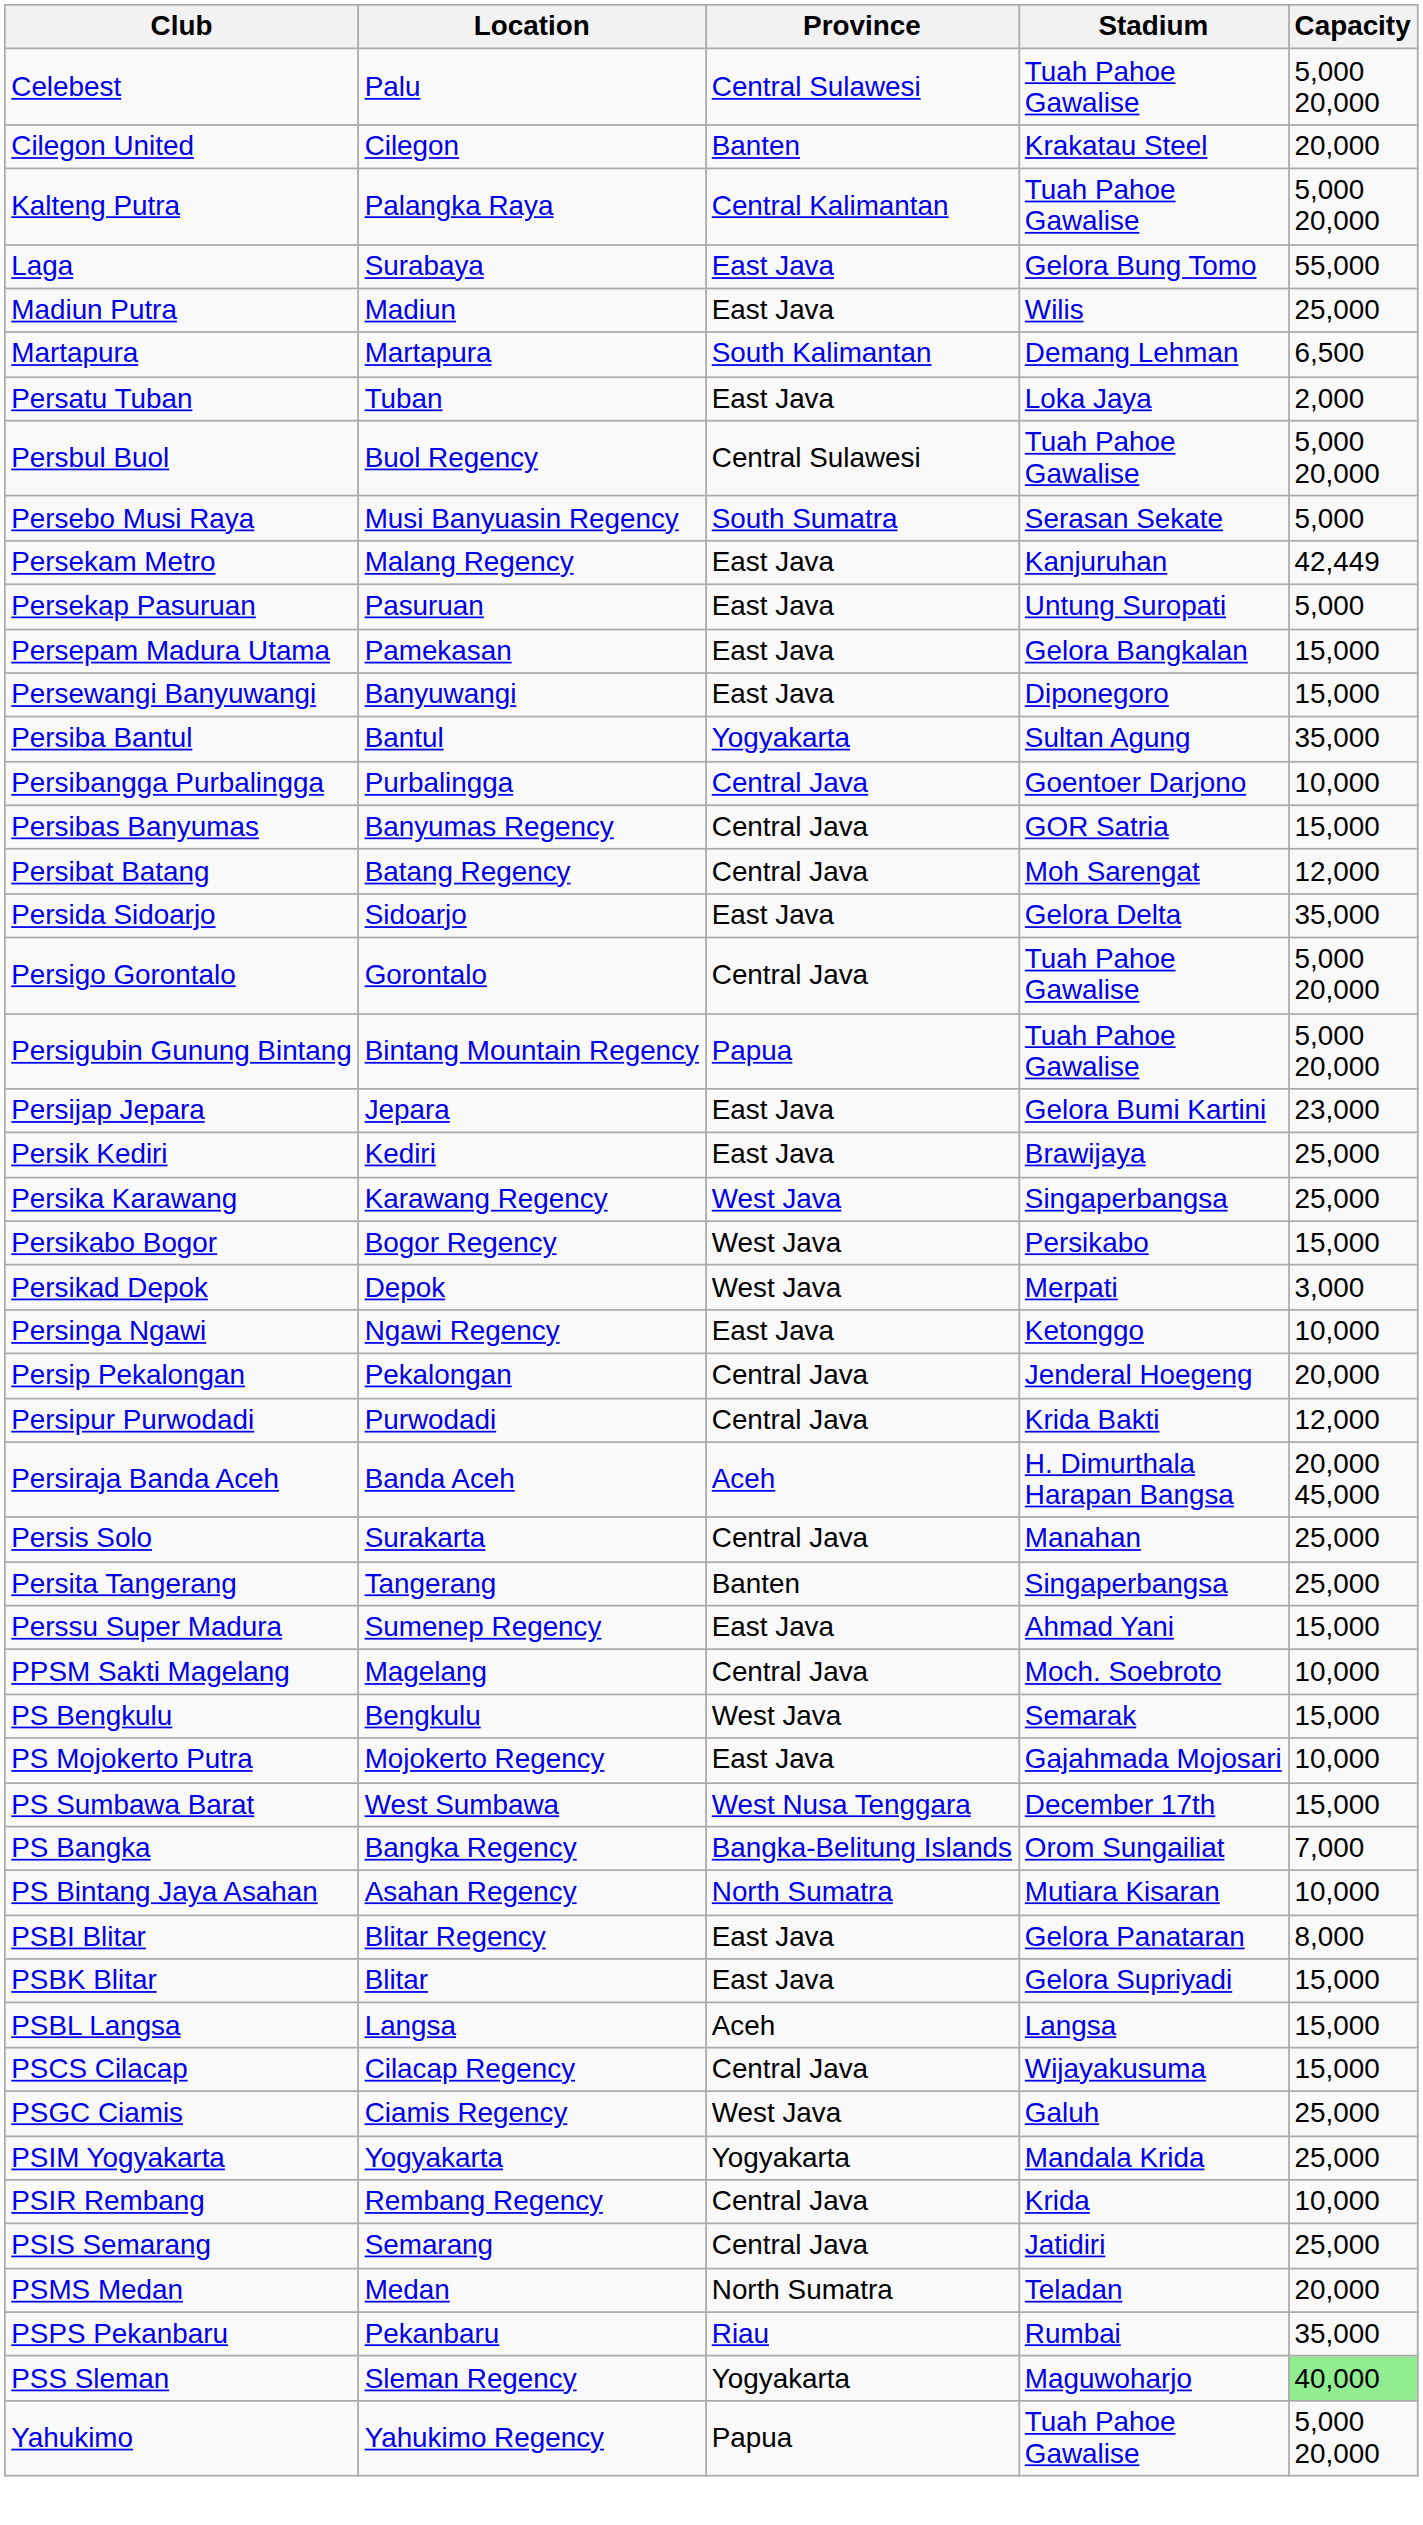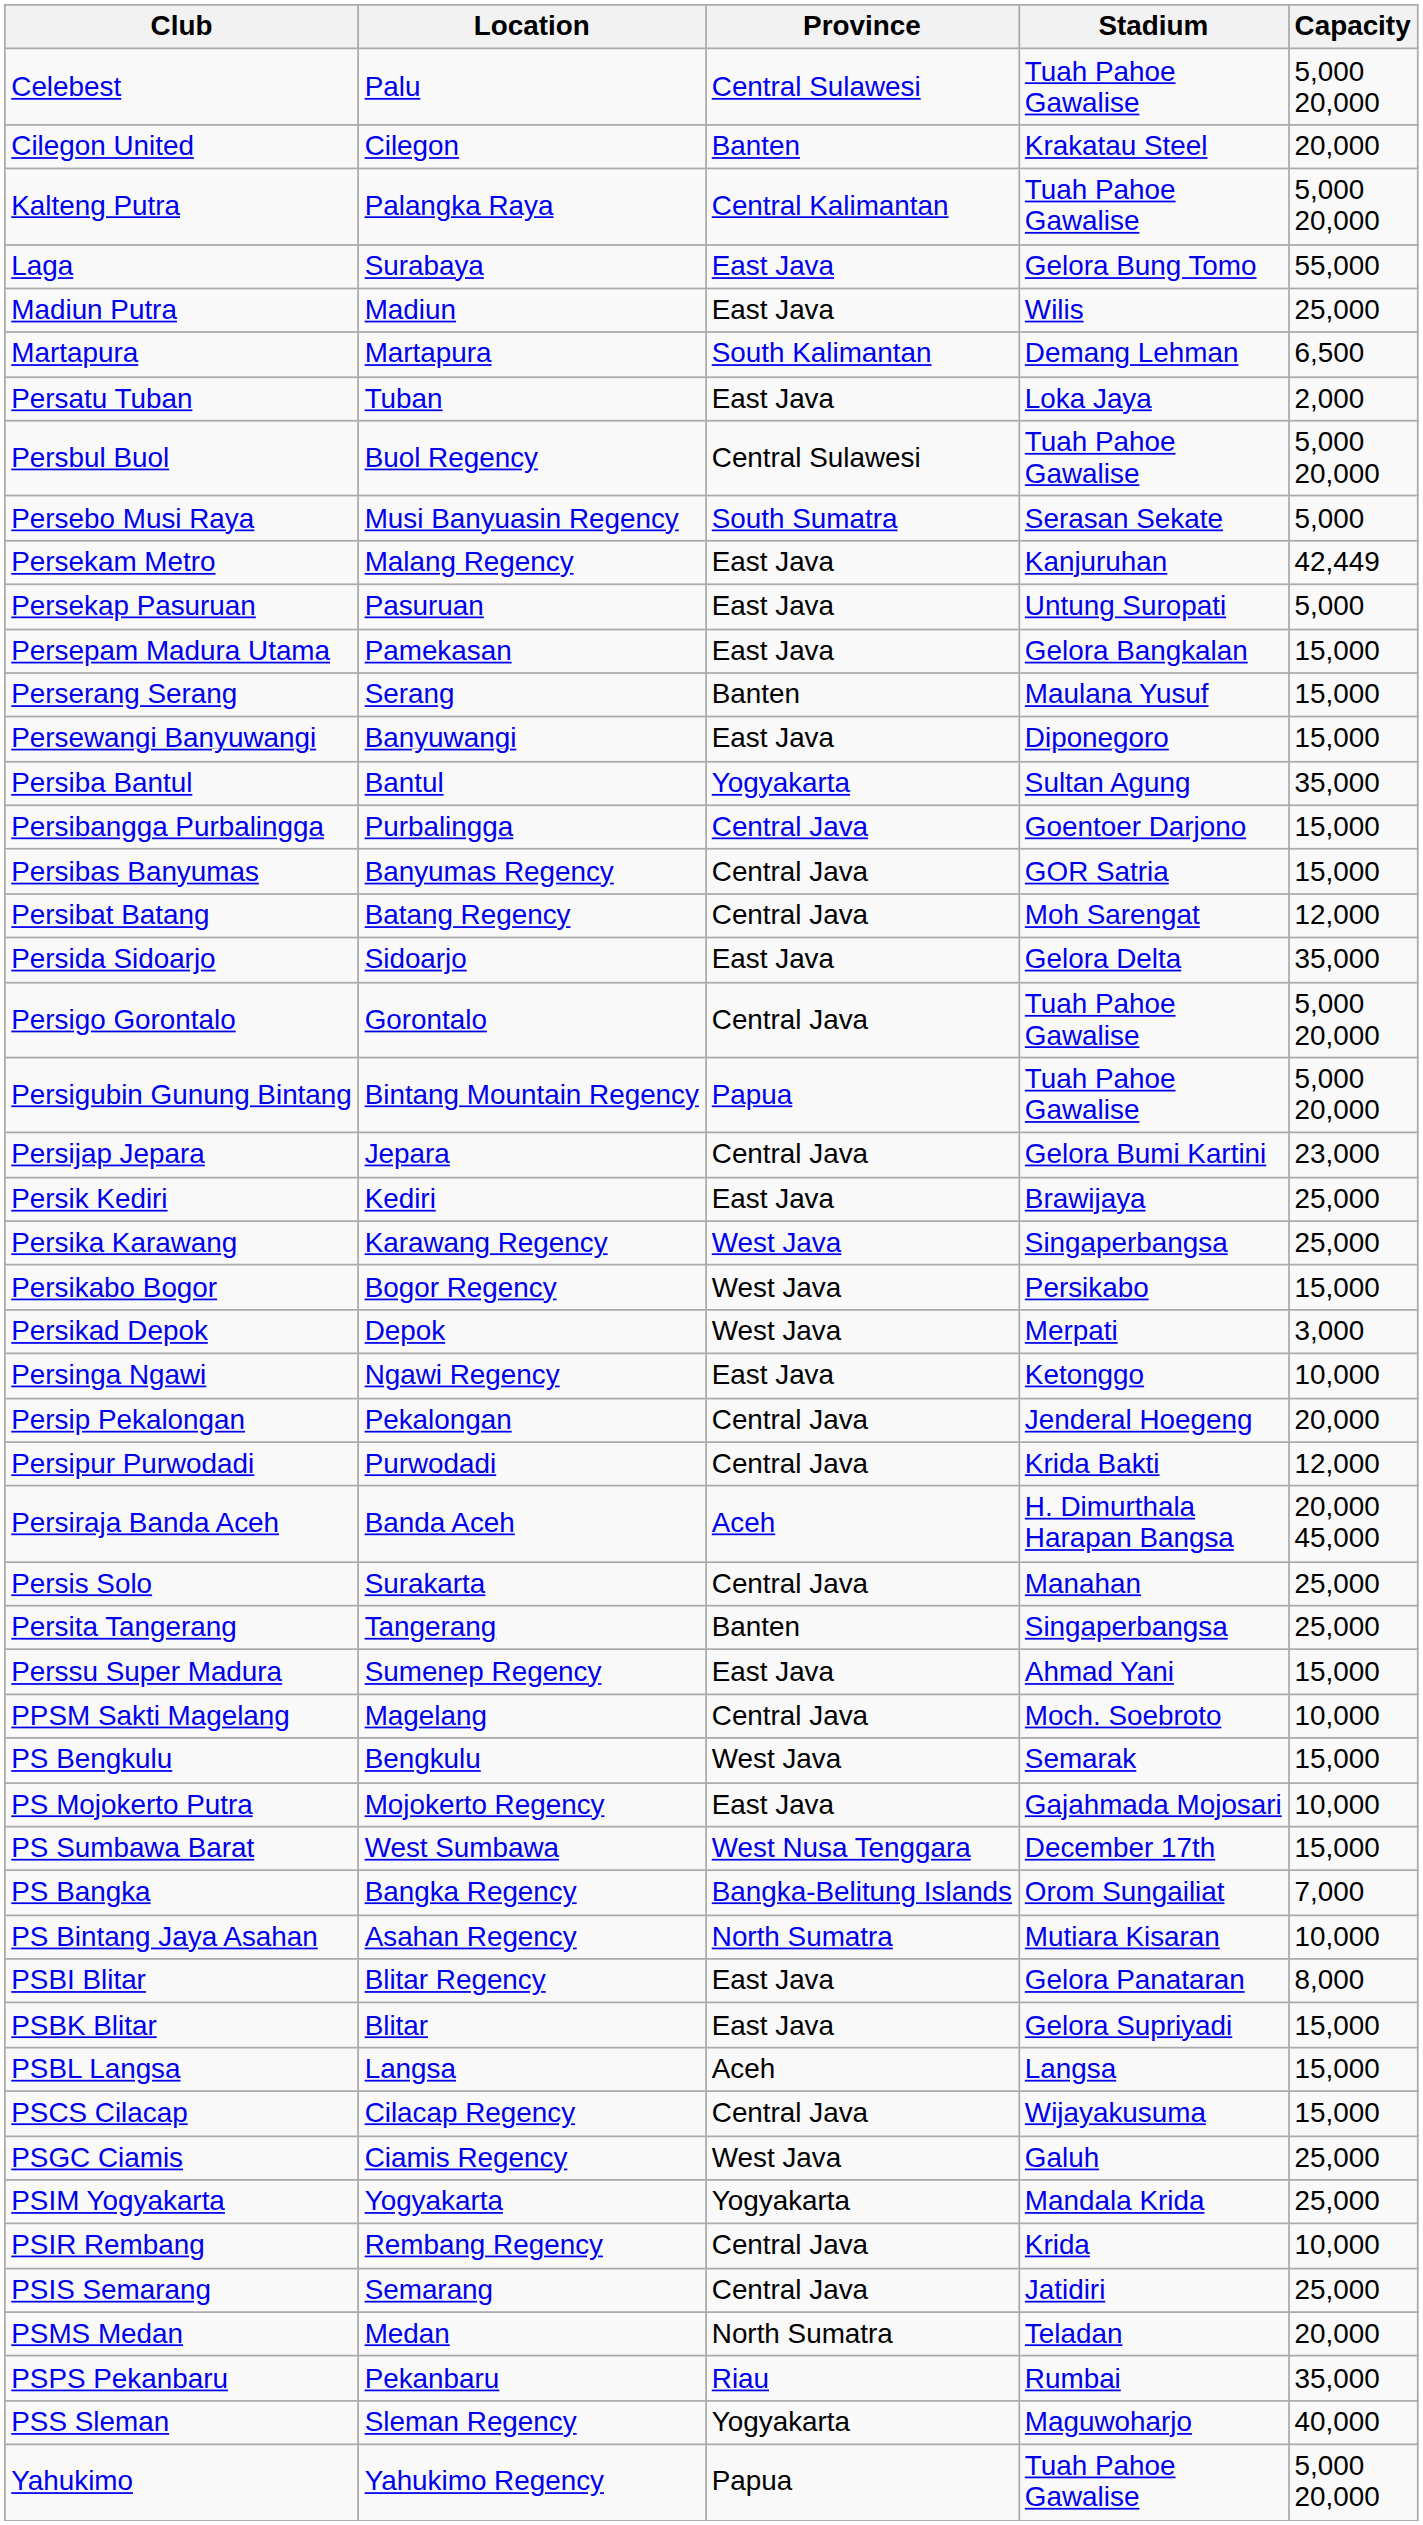+ row: (124, 694)
(1337, 782) 10,000 -> (1337, 826) 15,000
(773, 1110) East Java -> (790, 1154) Central Java
(1337, 2377) lightgreen background -> (1337, 2422) no background
